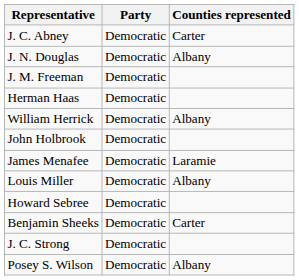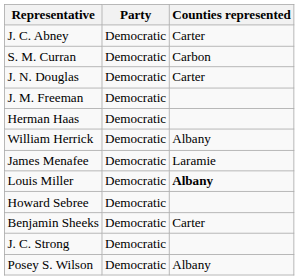+ row: (42, 56)
(192, 56) Albany -> (189, 77) Carter
- row: (47, 139)
(192, 181) normal -> (193, 181) bold
